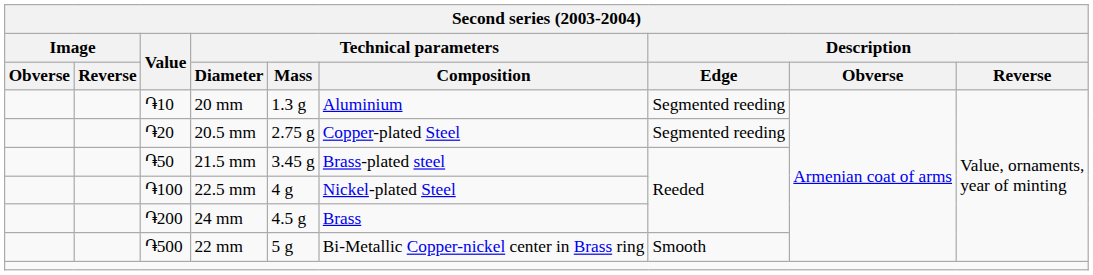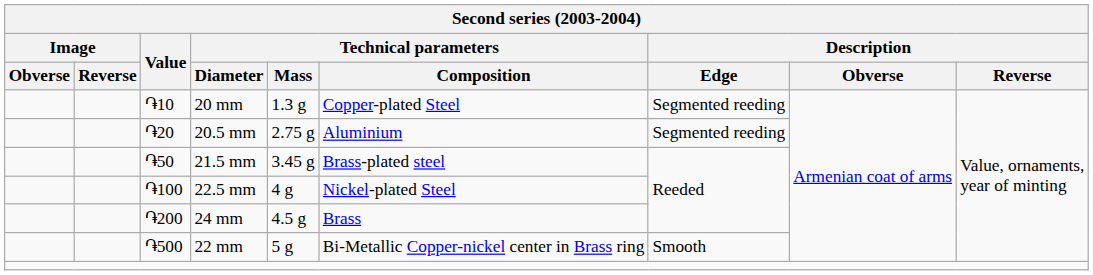(363, 104) Aluminium -> (391, 104) Copper-plated Steel
(391, 133) Copper-plated Steel -> (363, 133) Aluminium
